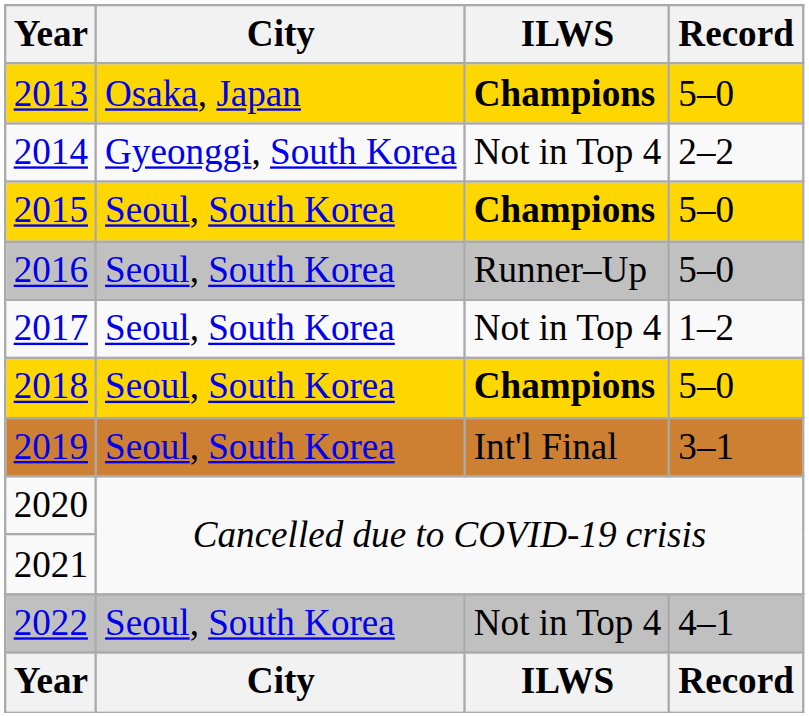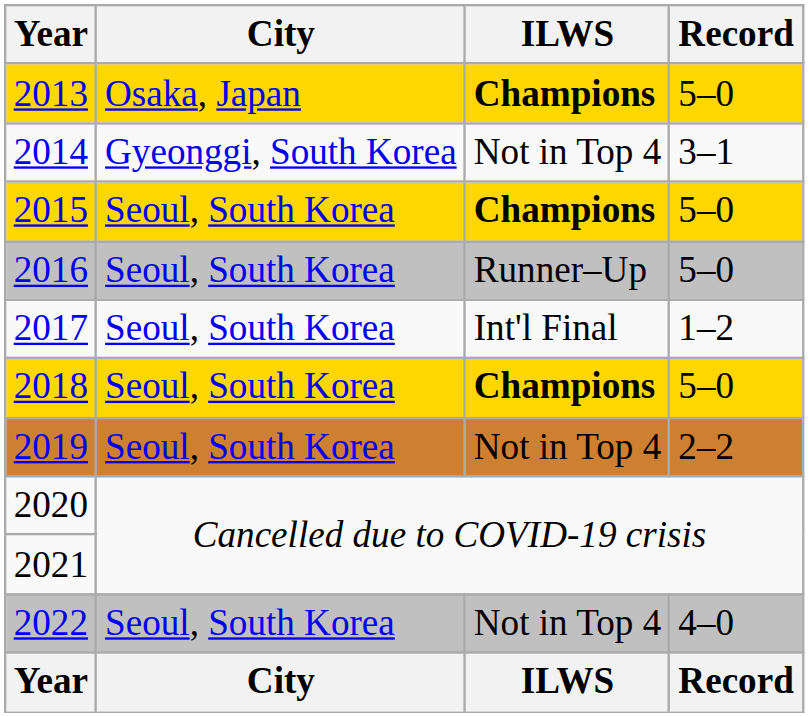(706, 151) 2–2 -> (706, 151) 3–1
(568, 328) Not in Top 4 -> (546, 328) Int'l Final
(546, 446) Int'l Final -> (568, 446) Not in Top 4
(706, 446) 3–1 -> (706, 446) 2–2
(706, 622) 4–1 -> (706, 622) 4–0
